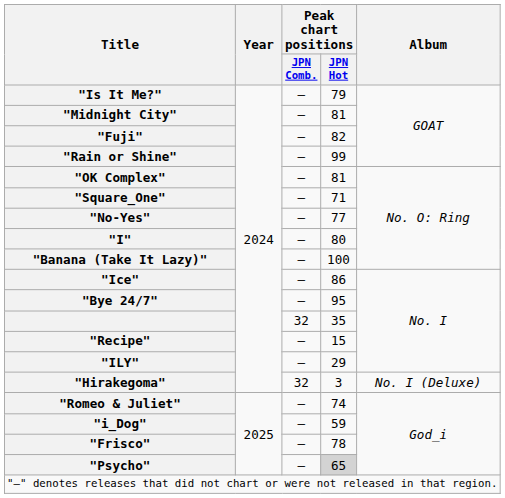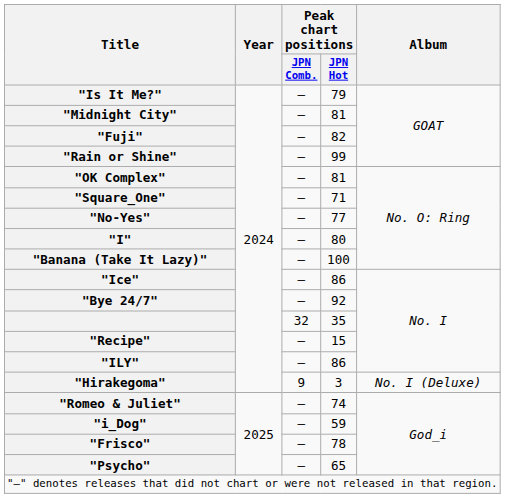(338, 300) 95 -> (338, 300) 92
(338, 362) 29 -> (338, 362) 86
(301, 383) 32 -> (301, 383) 9
(338, 465) lightgrey background -> (338, 465) no background
